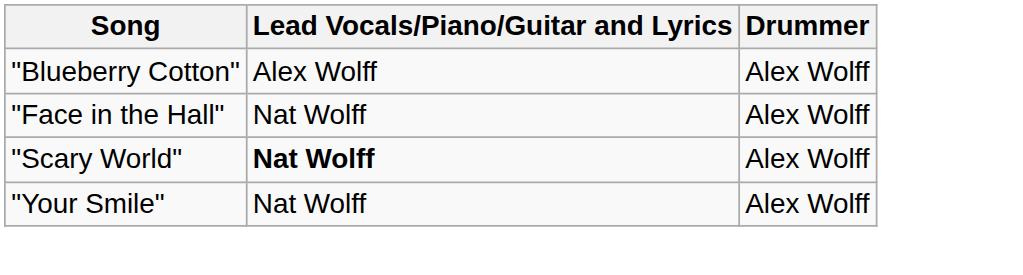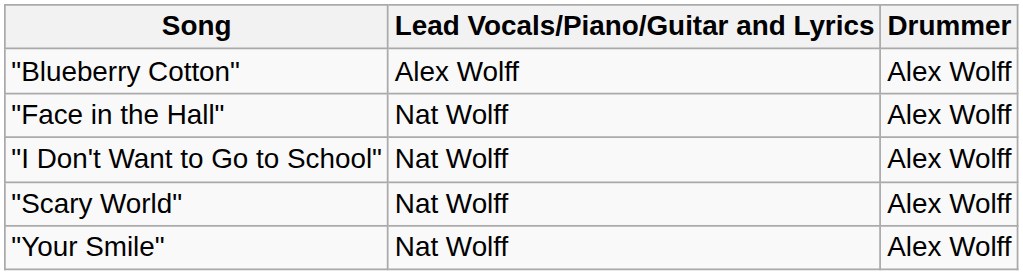+ row: (197, 159)
(314, 159) bold -> (452, 203) normal
